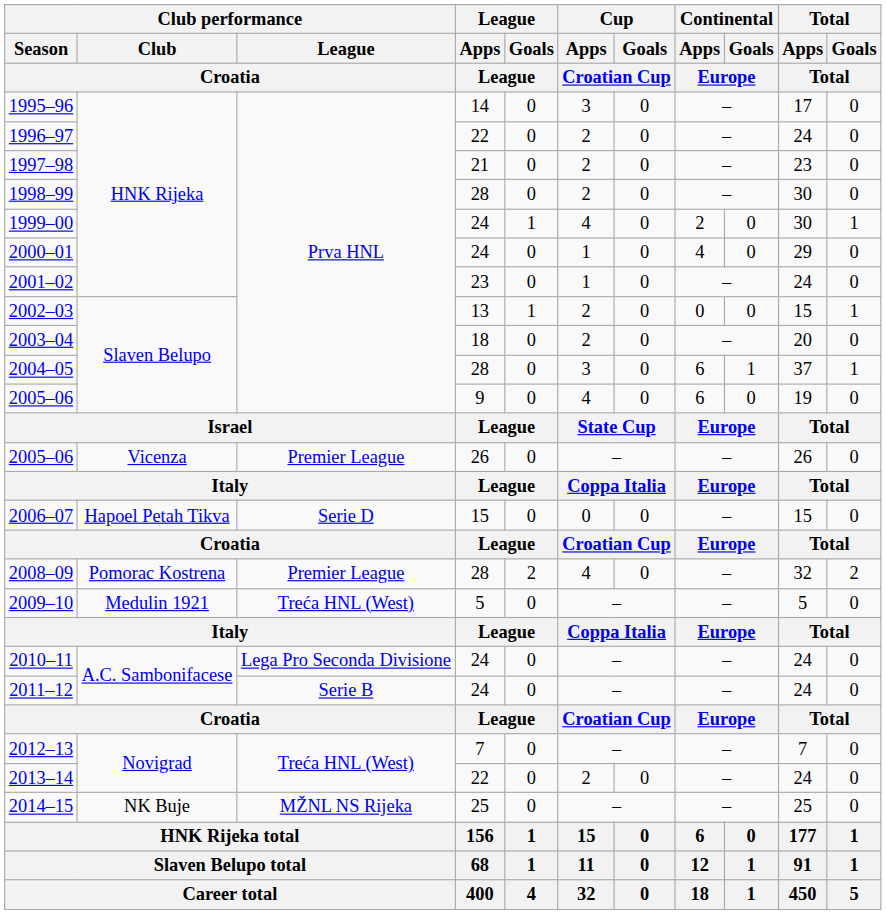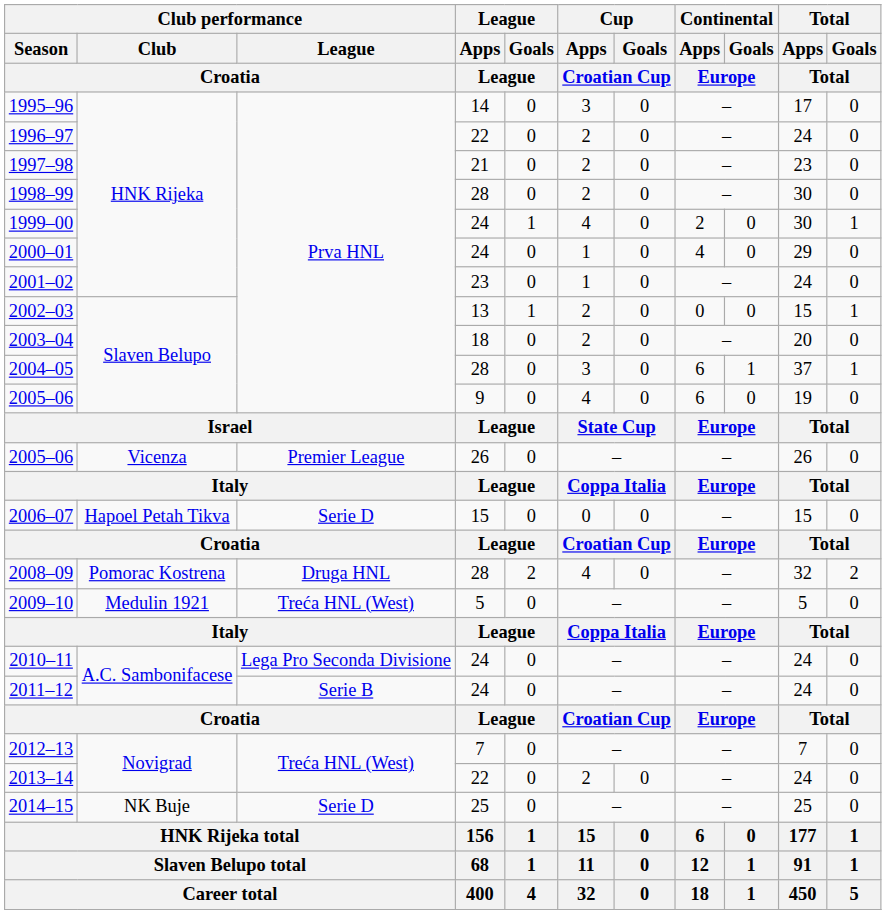(346, 573) Premier League -> (346, 573) Druga HNL
(346, 806) MŽNL NS Rijeka -> (346, 806) Serie D
